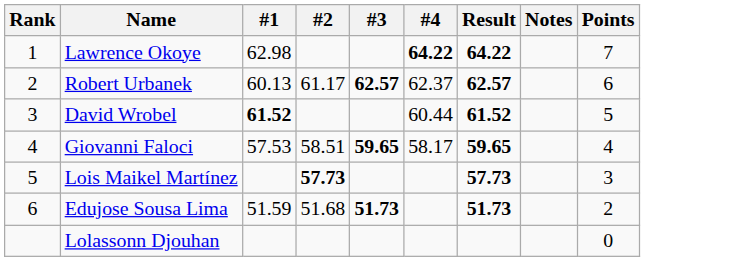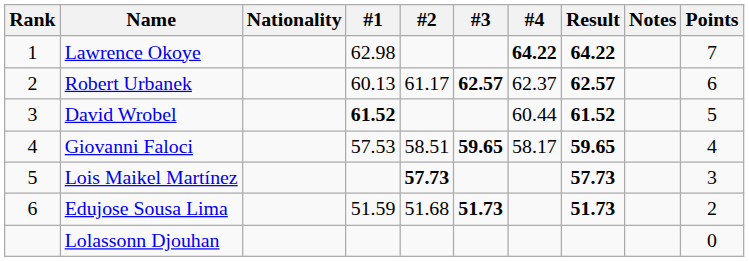+ column: (294, 20)
